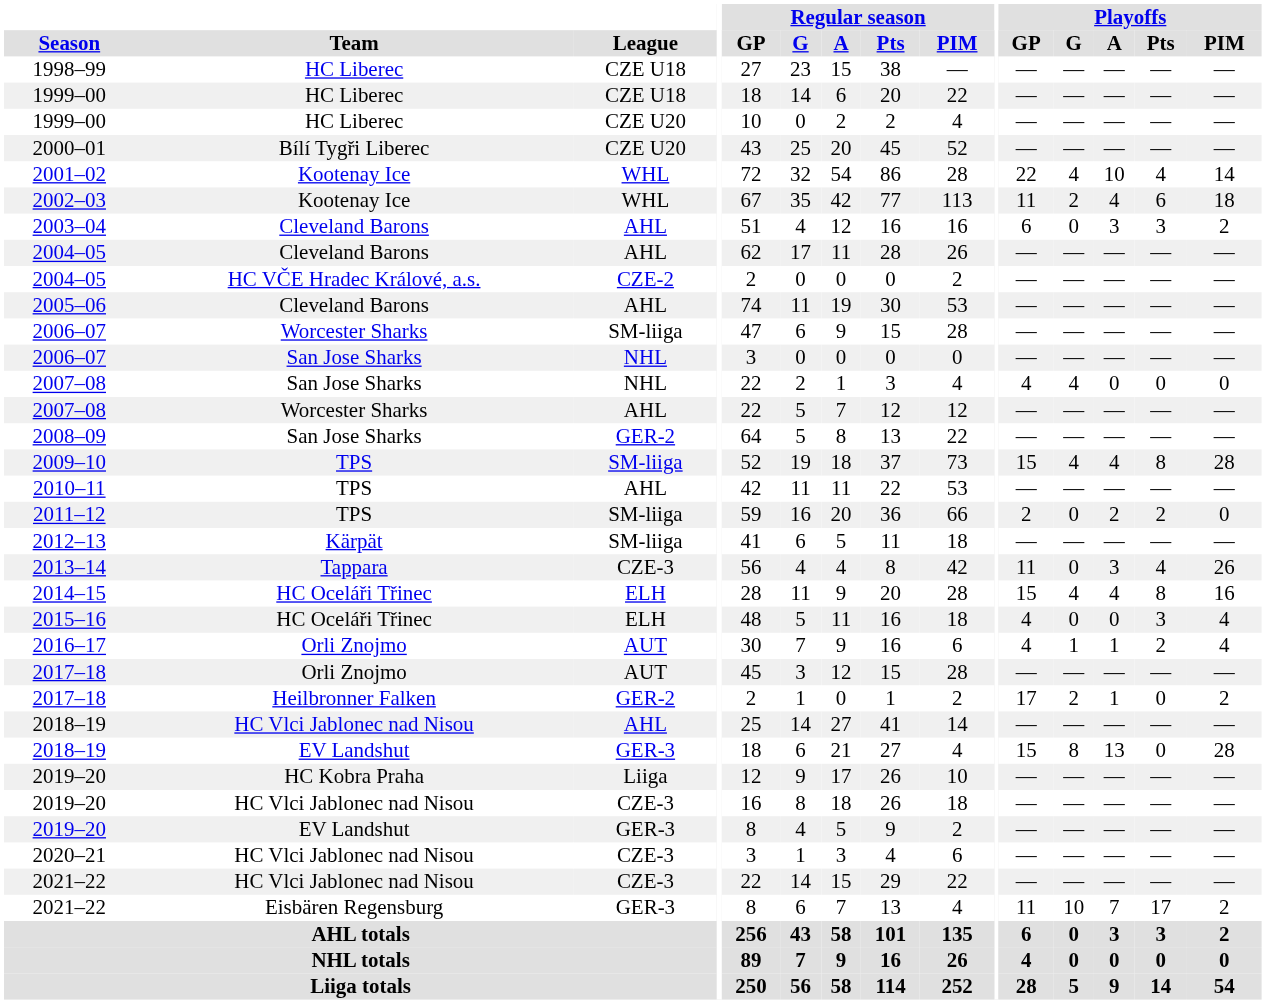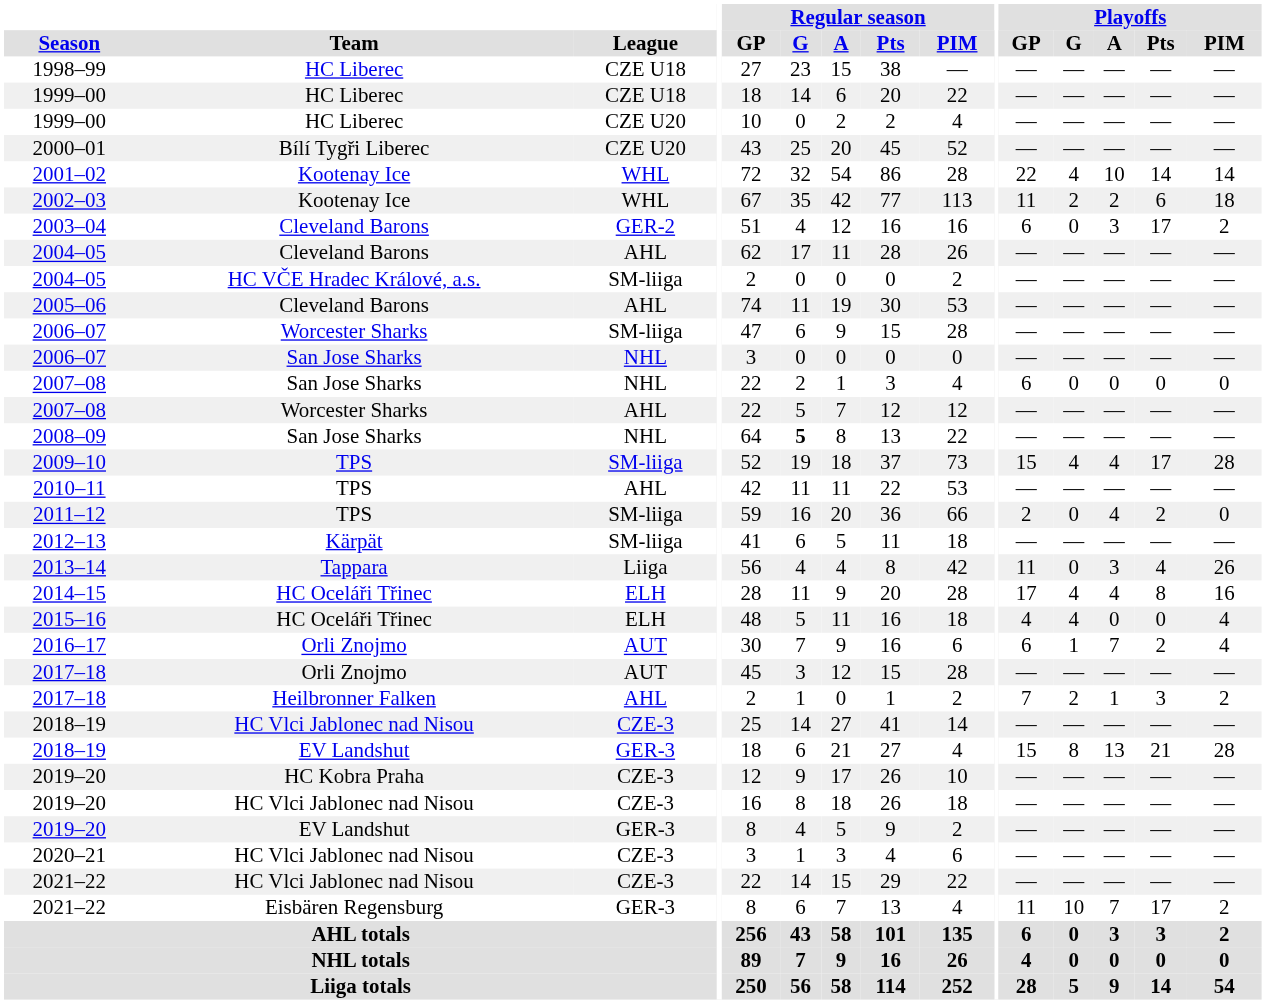(1161, 174) 4 -> (1161, 174) 14
(1114, 200) 4 -> (1114, 200) 2
(645, 226) AHL -> (645, 226) GER-2
(1161, 226) 3 -> (1161, 226) 17
(645, 278) CZE-2 -> (645, 278) SM-liiga
(1026, 383) 4 -> (1026, 383) 6
(1074, 383) 4 -> (1074, 383) 0
(645, 436) GER-2 -> (645, 436) NHL
(801, 436) normal -> (801, 436) bold
(1161, 462) 8 -> (1161, 462) 17
(1114, 514) 2 -> (1114, 514) 4
(645, 567) CZE-3 -> (645, 567) Liiga
(1026, 593) 15 -> (1026, 593) 17
(1074, 619) 0 -> (1074, 619) 4
(1161, 619) 3 -> (1161, 619) 0
(1026, 645) 4 -> (1026, 645) 6
(1114, 645) 1 -> (1114, 645) 7
(645, 698) GER-2 -> (645, 698) AHL
(1026, 698) 17 -> (1026, 698) 7
(1161, 698) 0 -> (1161, 698) 3
(645, 724) AHL -> (645, 724) CZE-3
(1161, 750) 0 -> (1161, 750) 21
(645, 776) Liiga -> (645, 776) CZE-3
